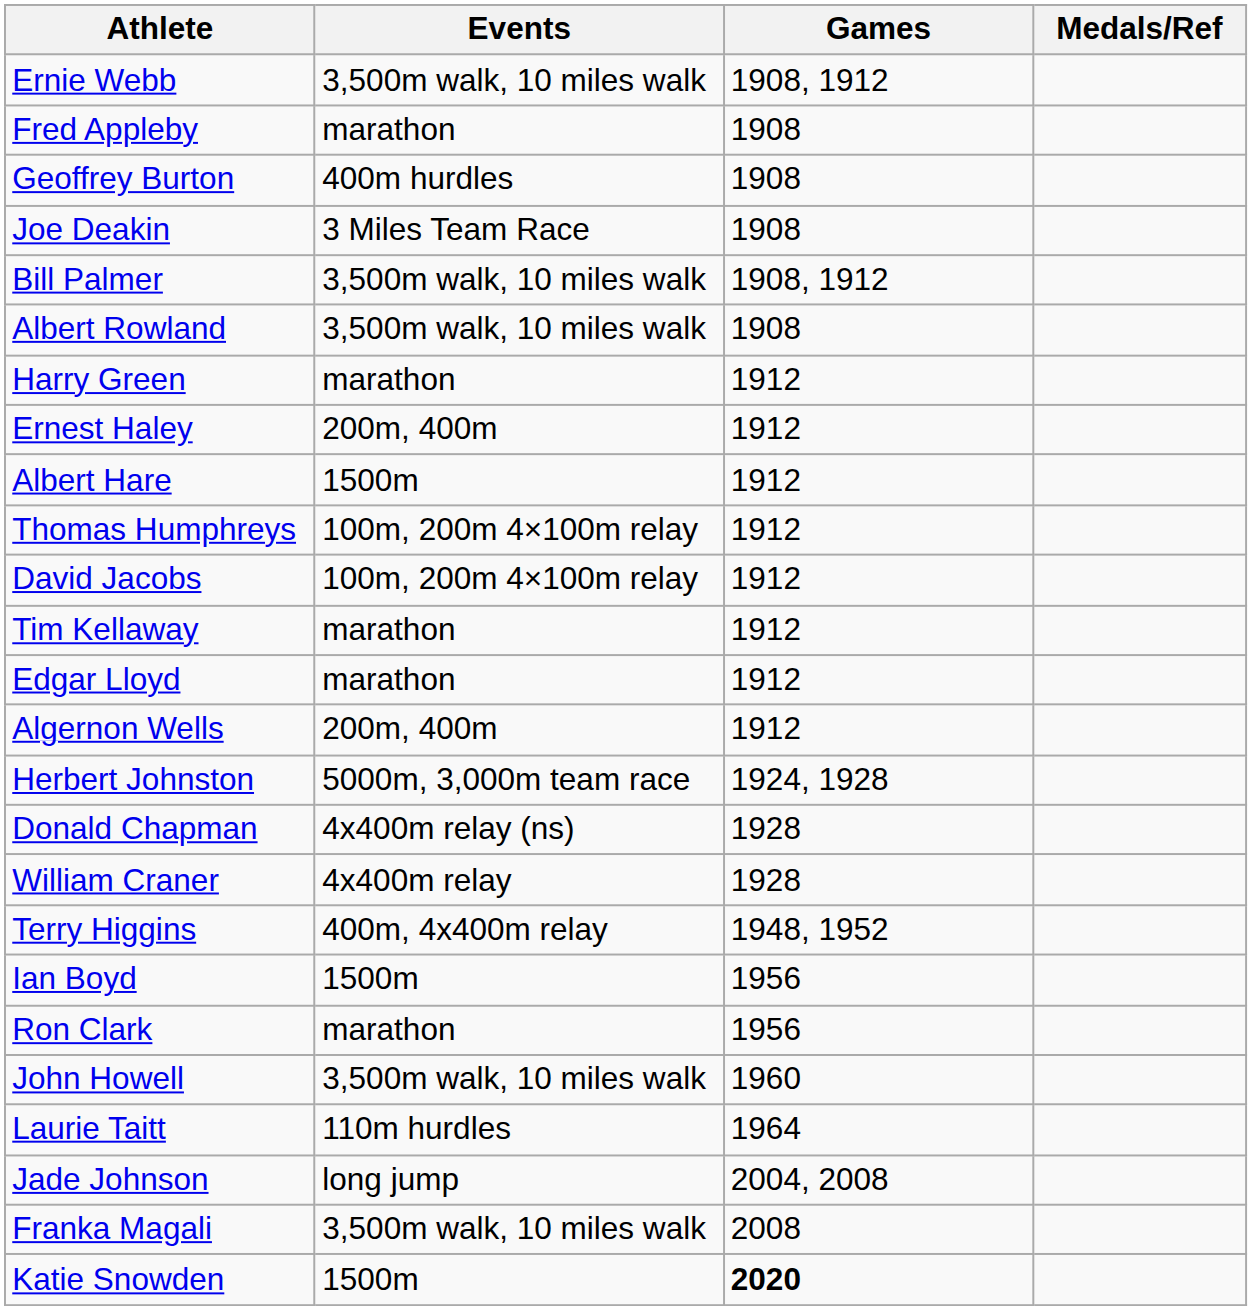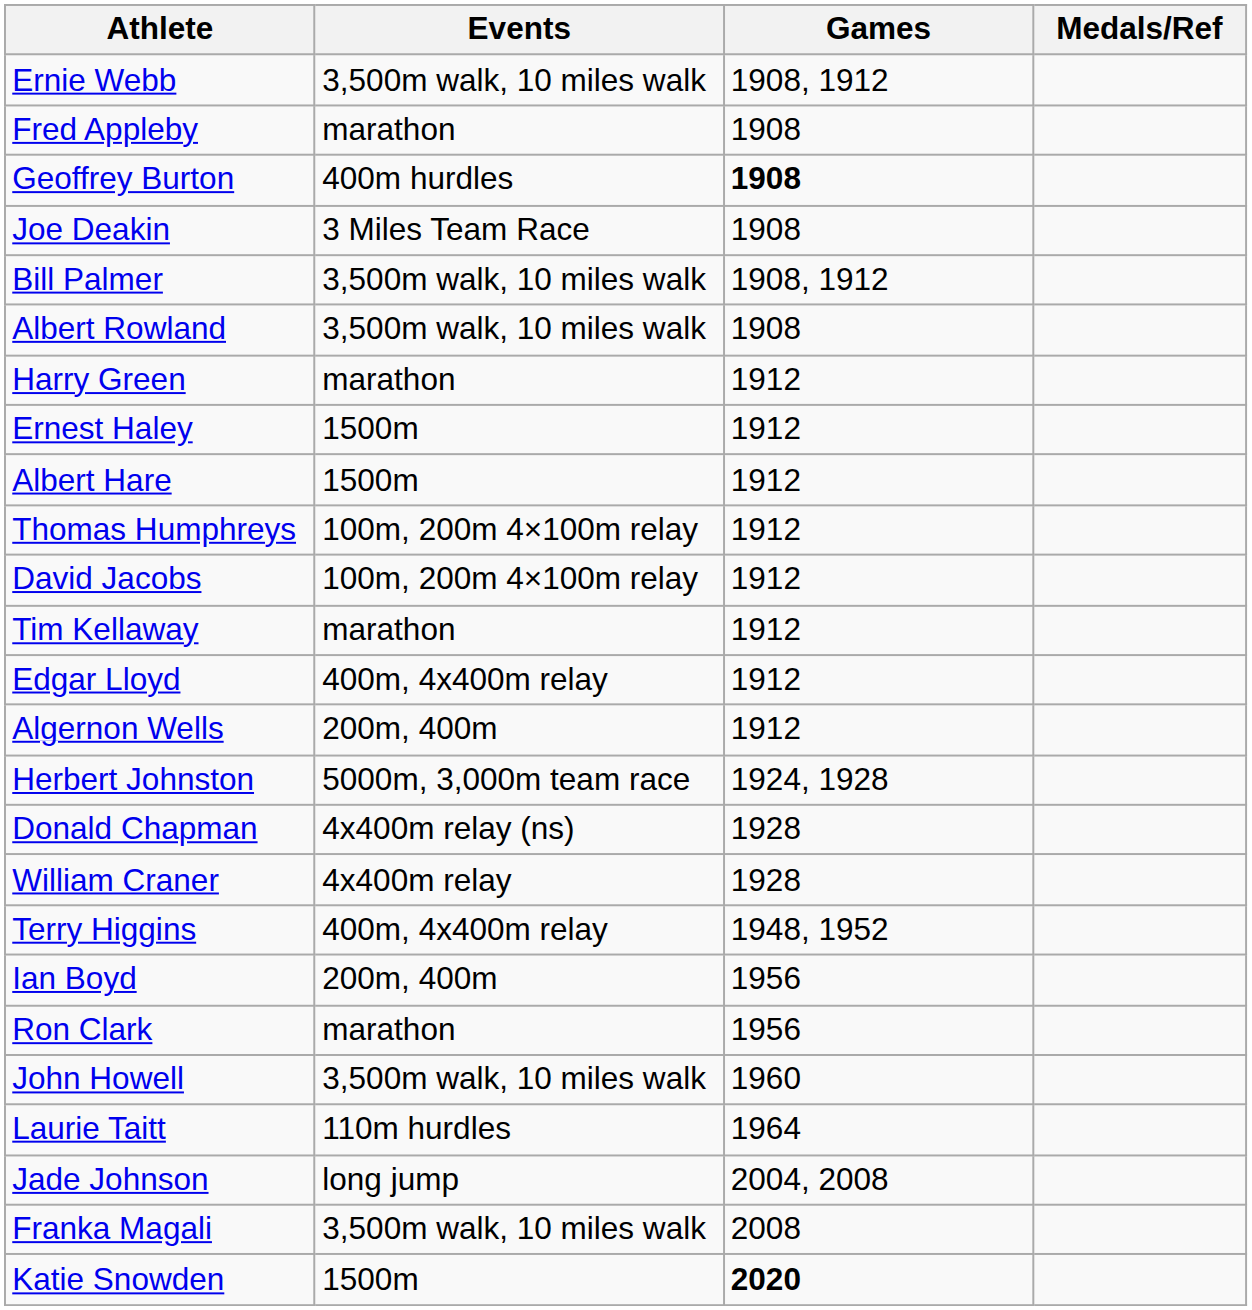(766, 179) normal -> (766, 179) bold
(410, 429) 200m, 400m -> (370, 429) 1500m
(389, 679) marathon -> (465, 679) 400m, 4x400m relay
(370, 979) 1500m -> (410, 979) 200m, 400m
